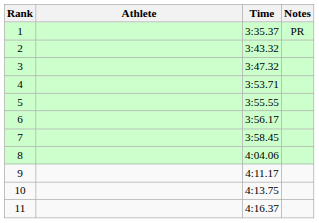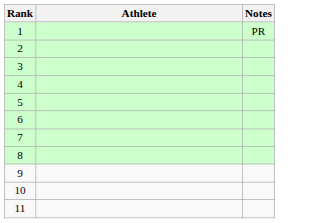- column: (262, 13)
